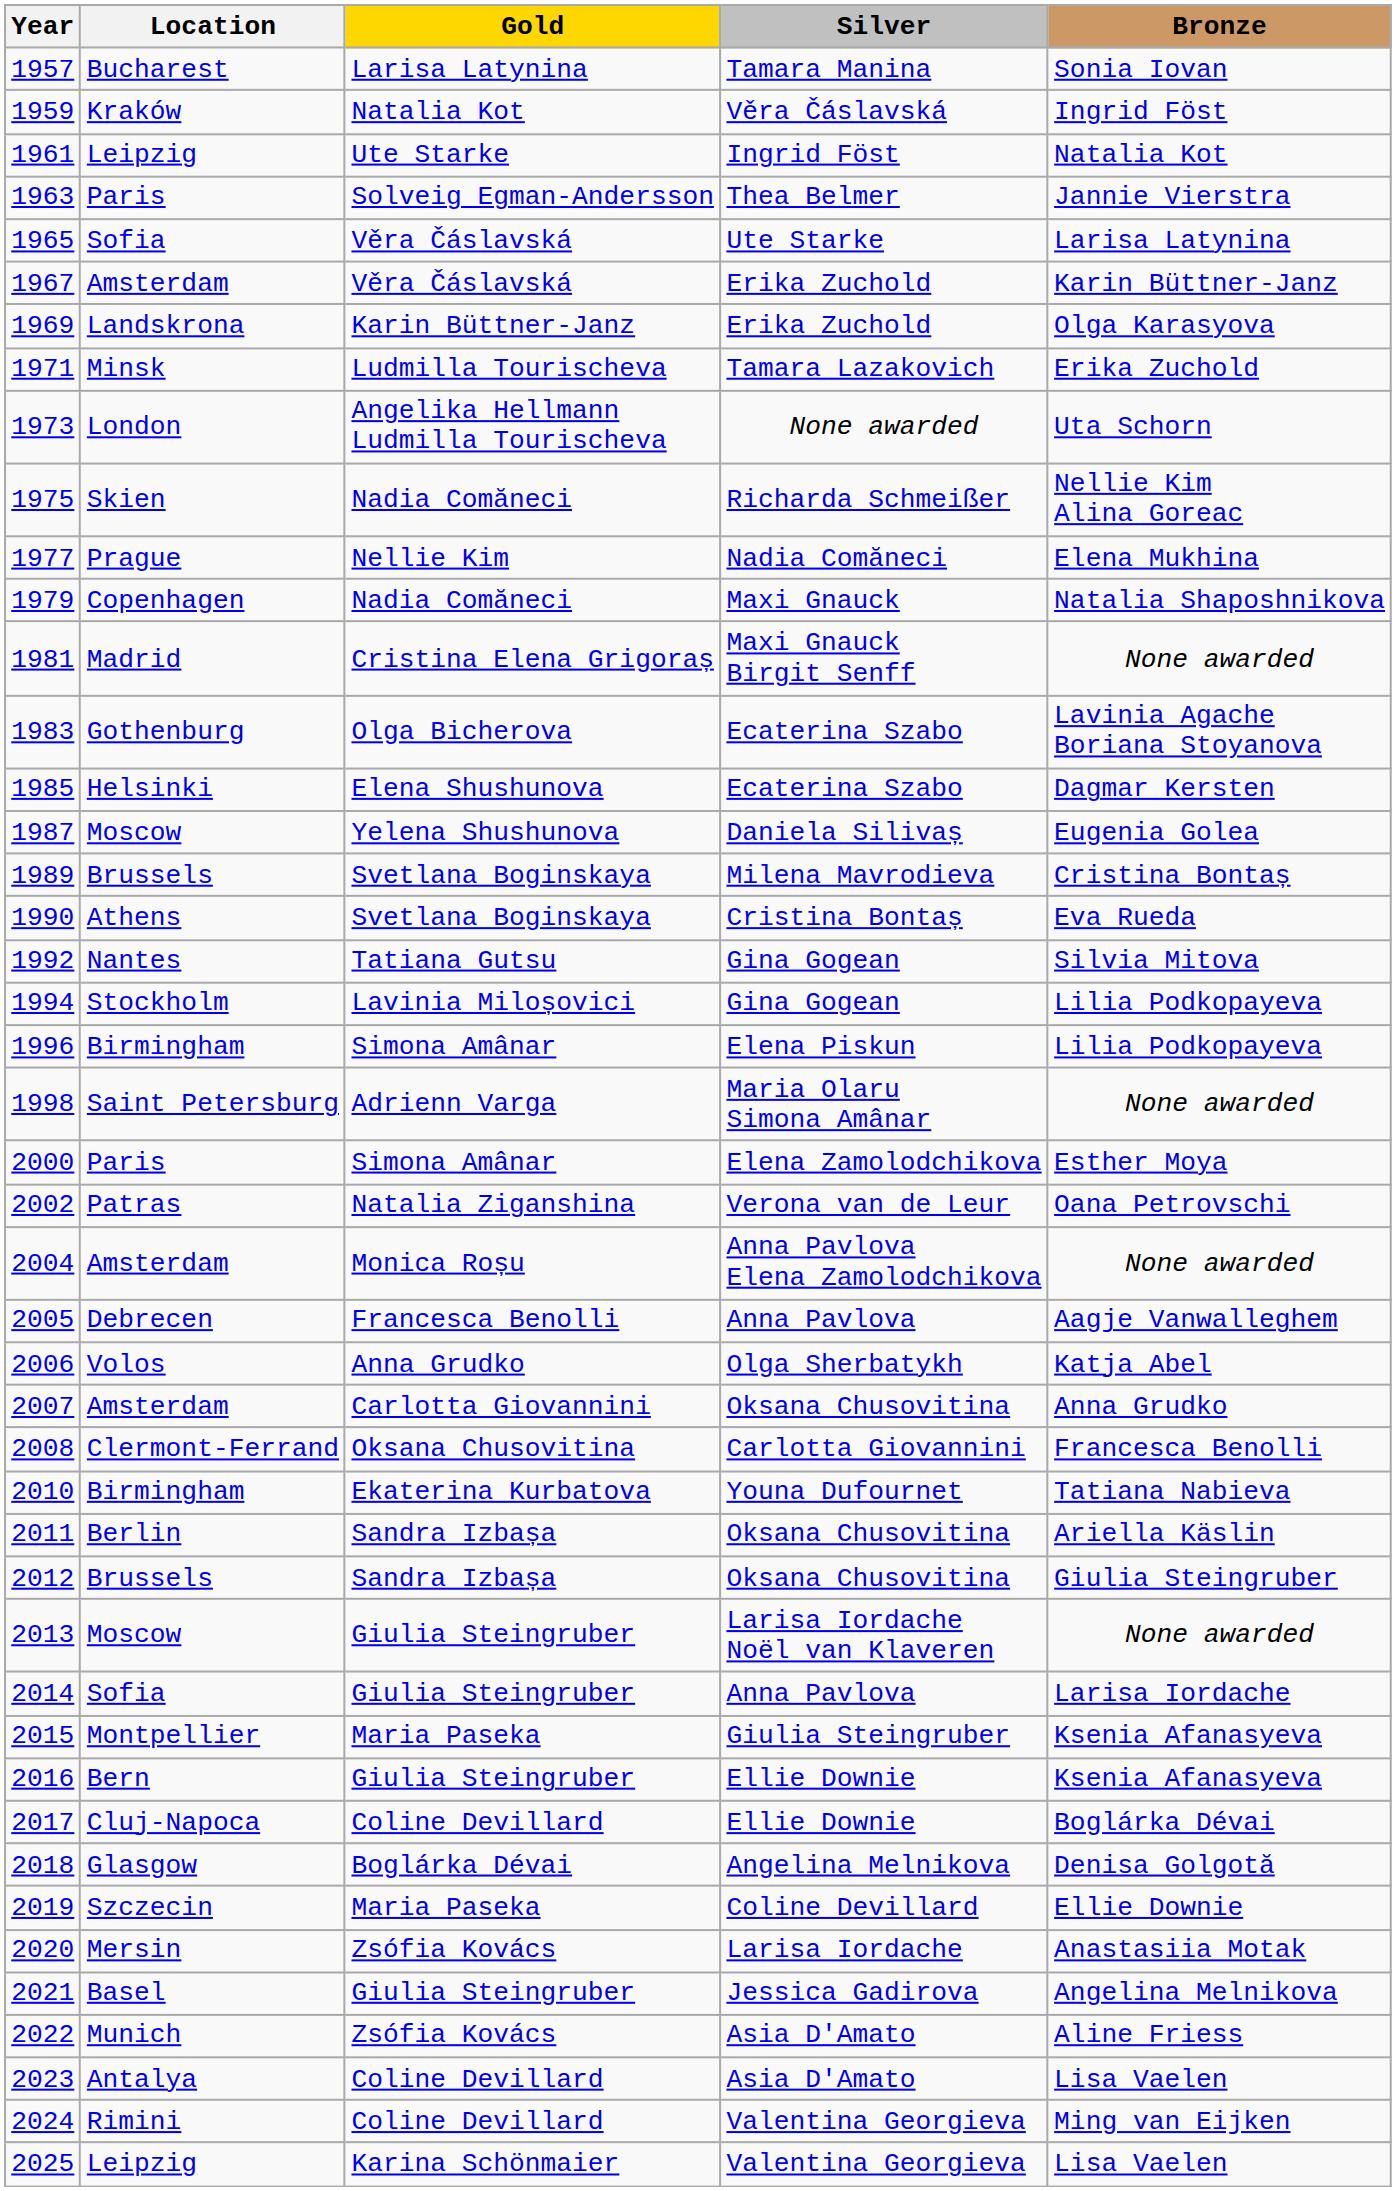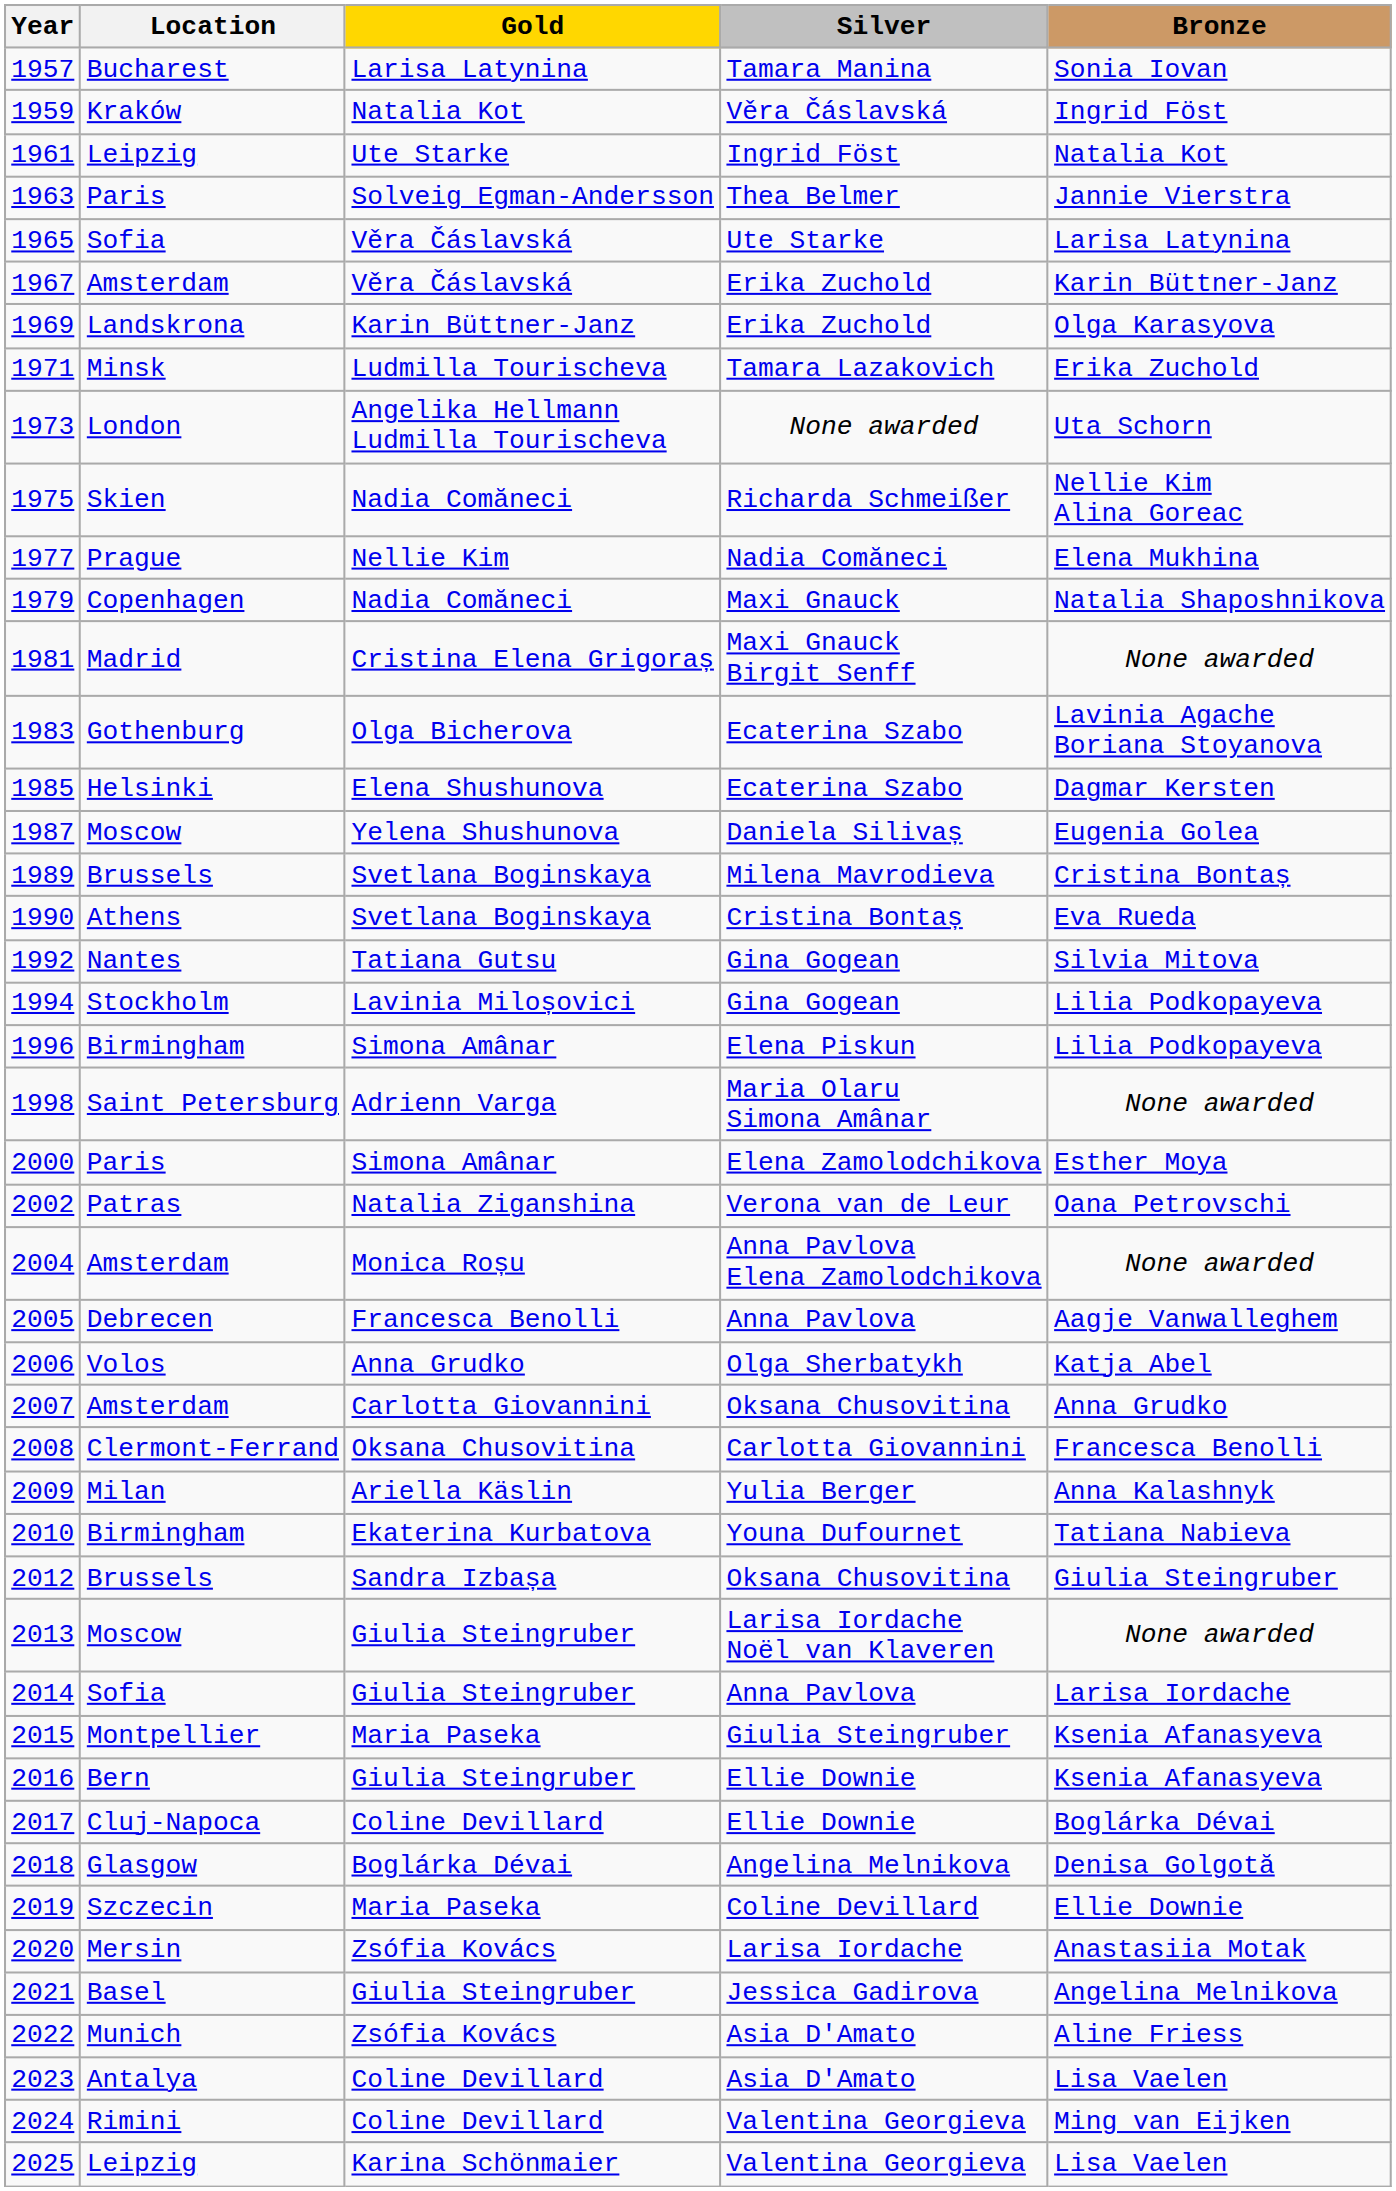+ row: (43, 1492)
- row: (43, 1535)
